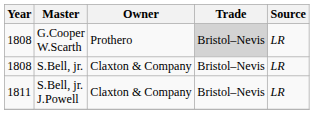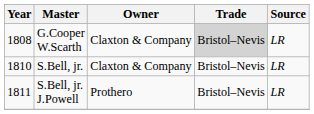(111, 40) Prothero -> (141, 40) Claxton & Company
(19, 66) 1808 -> (19, 66) 1810
(141, 92) Claxton & Company -> (111, 92) Prothero
